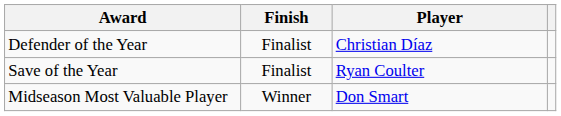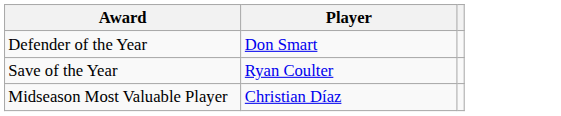- column: (286, 17)
(384, 44) Christian Díaz -> (281, 44) Don Smart
(372, 96) Don Smart -> (293, 96) Christian Díaz
